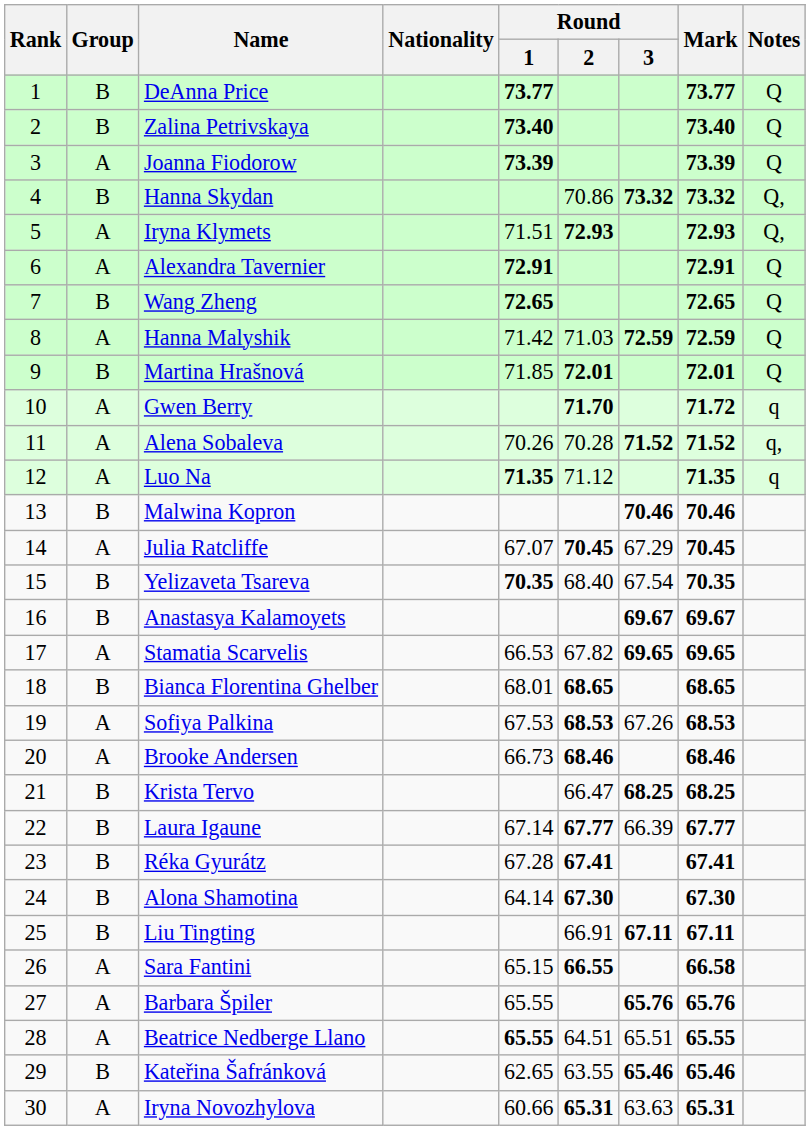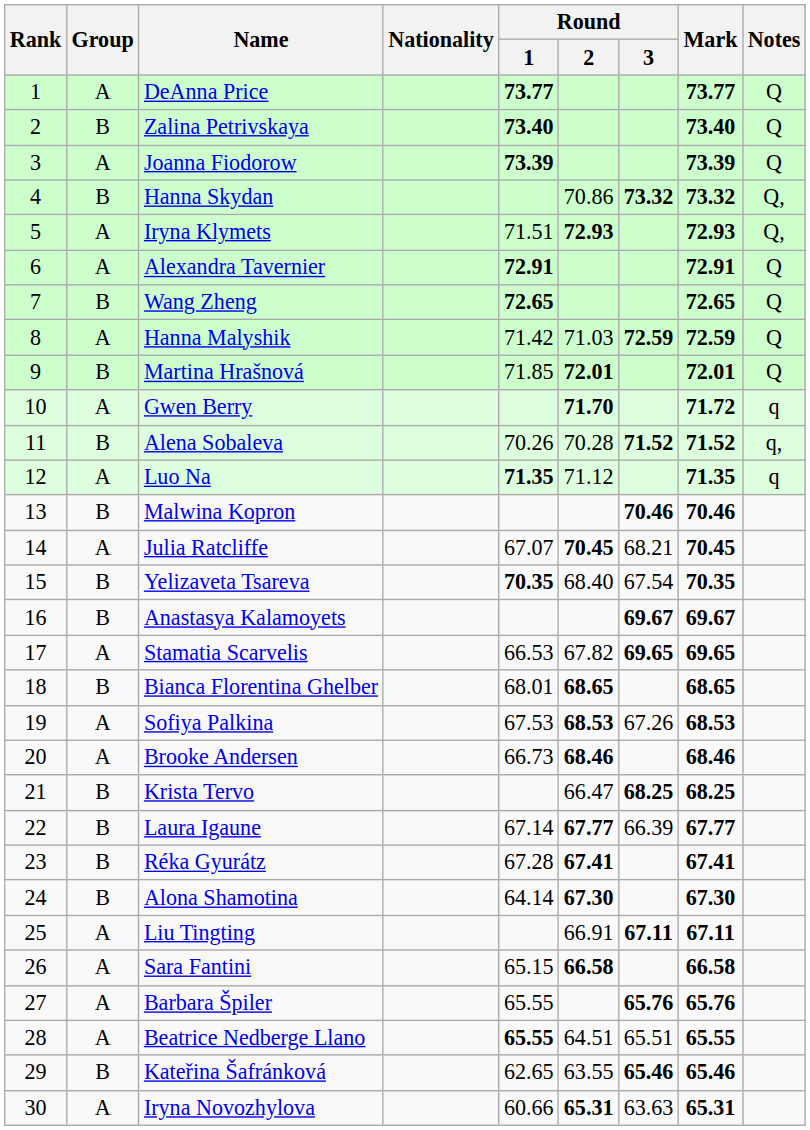(103, 92) B -> (103, 92) A
(103, 442) A -> (103, 442) B
(649, 547) 67.29 -> (649, 547) 68.21
(103, 932) B -> (103, 932) A
(589, 967) 66.55 -> (589, 967) 66.58
